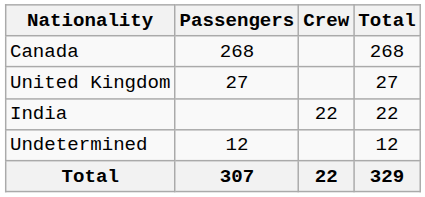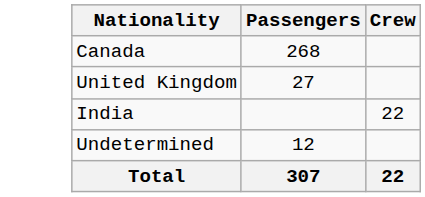- column: (387, 20)
